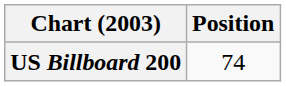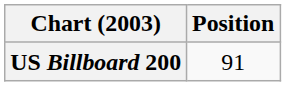(233, 61) 74 -> (233, 61) 91
